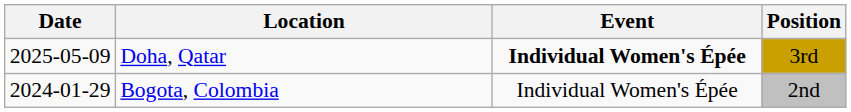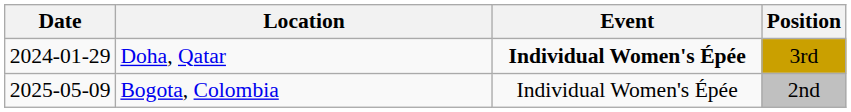(60, 55) 2025-05-09 -> (60, 55) 2024-01-29
(60, 90) 2024-01-29 -> (60, 90) 2025-05-09
